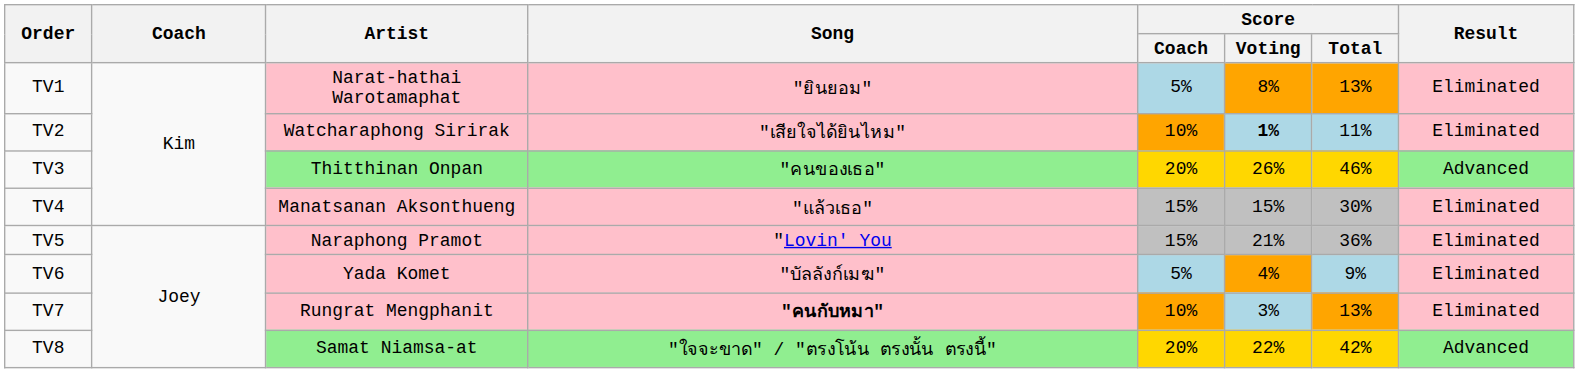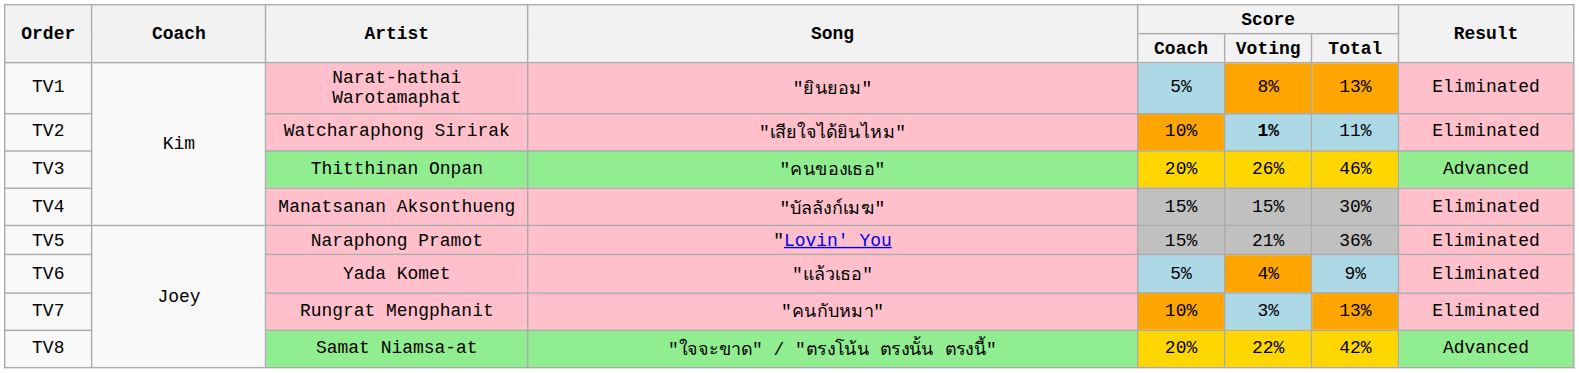(832, 208) "แล้วเธอ" -> (832, 208) "บัลลังก์เมฆ"
(832, 275) "บัลลังก์เมฆ" -> (832, 275) "แล้วเธอ"
(832, 313) bold -> (832, 313) normal
